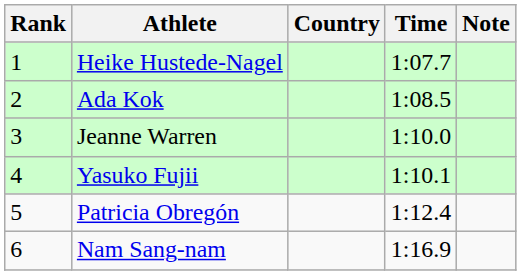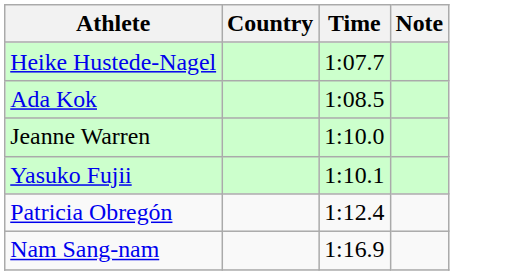- column: (38, 23)
